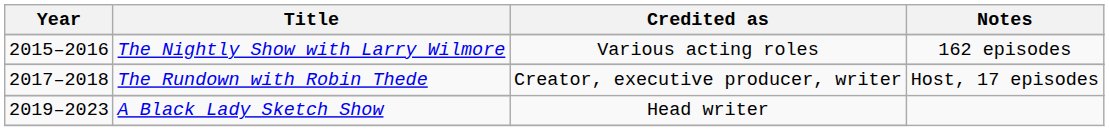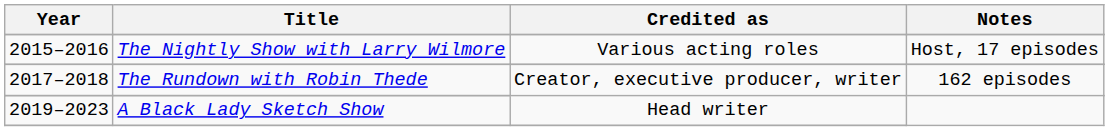(1005, 50) 162 episodes -> (1005, 50) Host, 17 episodes
(1005, 80) Host, 17 episodes -> (1005, 80) 162 episodes
